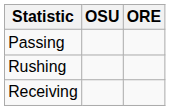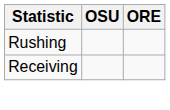- row: (36, 42)
